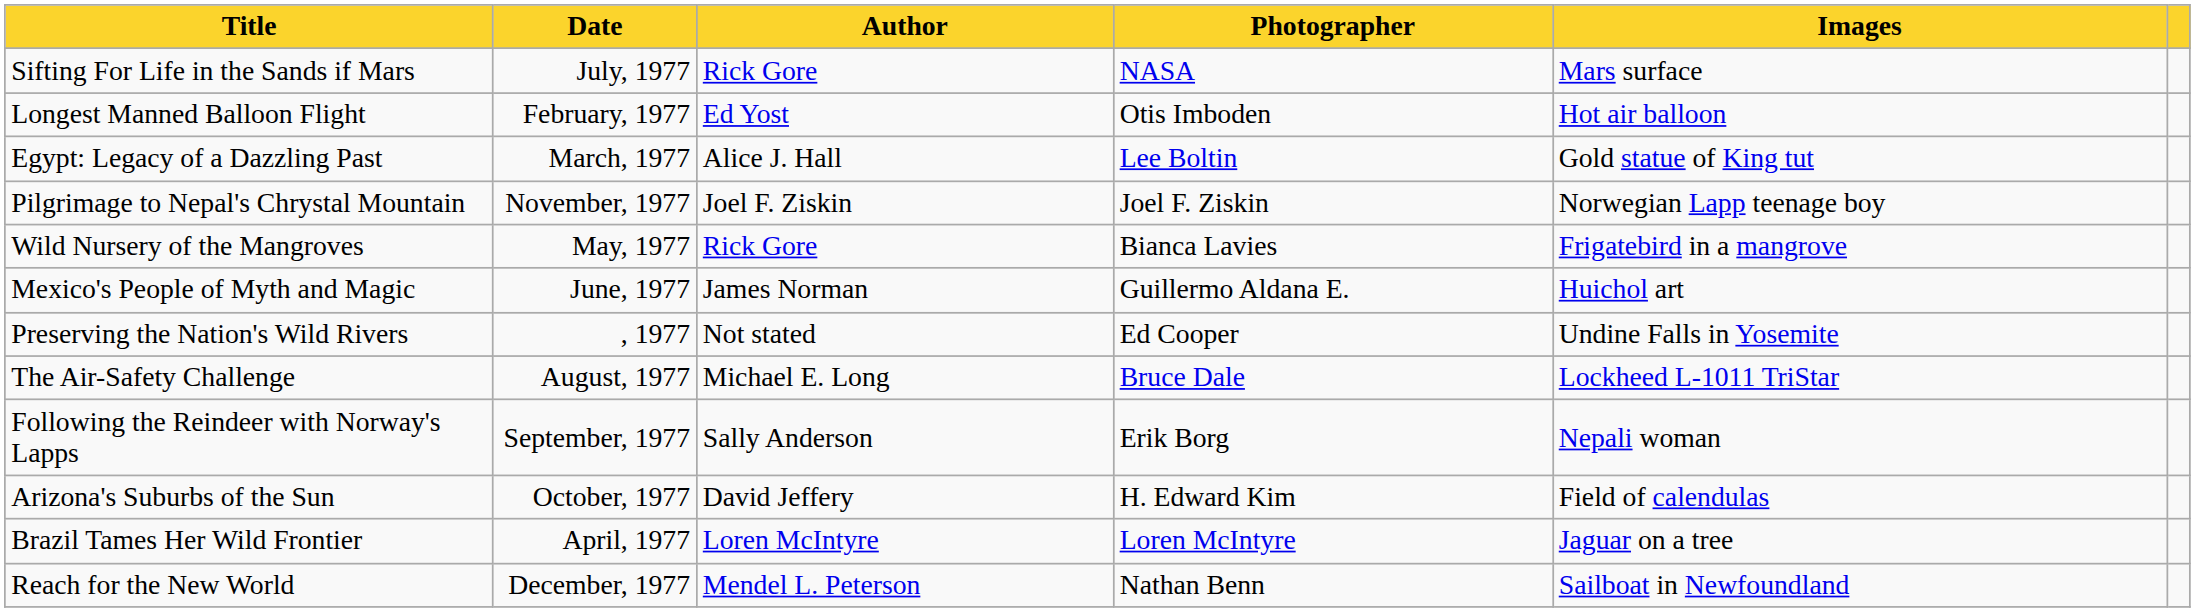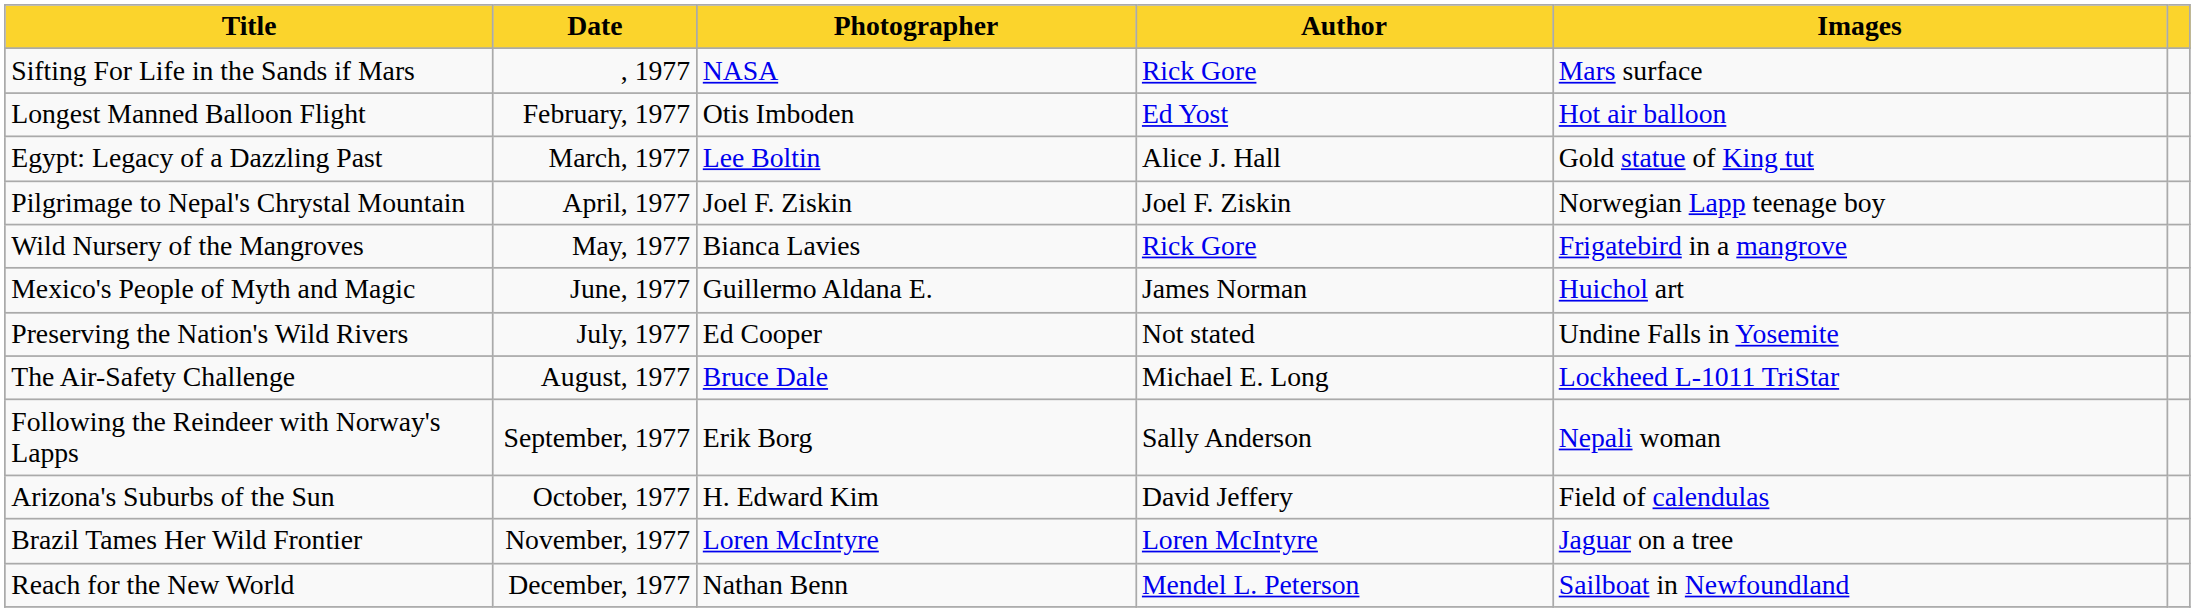columns swapped: (905, 26) <-> (1333, 26)
(633, 70) July, 1977 -> (655, 70) , 1977
(598, 202) November, 1977 -> (626, 202) April, 1977
(655, 333) , 1977 -> (633, 333) July, 1977
(626, 540) April, 1977 -> (598, 540) November, 1977
